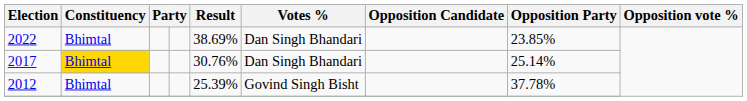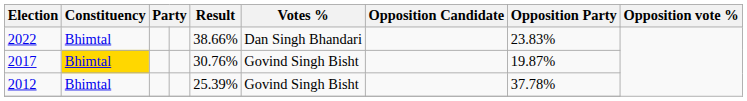(215, 38) 38.69% -> (215, 38) 38.66%
(533, 38) 23.85% -> (533, 38) 23.83%
(303, 61) Dan Singh Bhandari -> (302, 61) Govind Singh Bisht
(533, 61) 25.14% -> (533, 61) 19.87%
